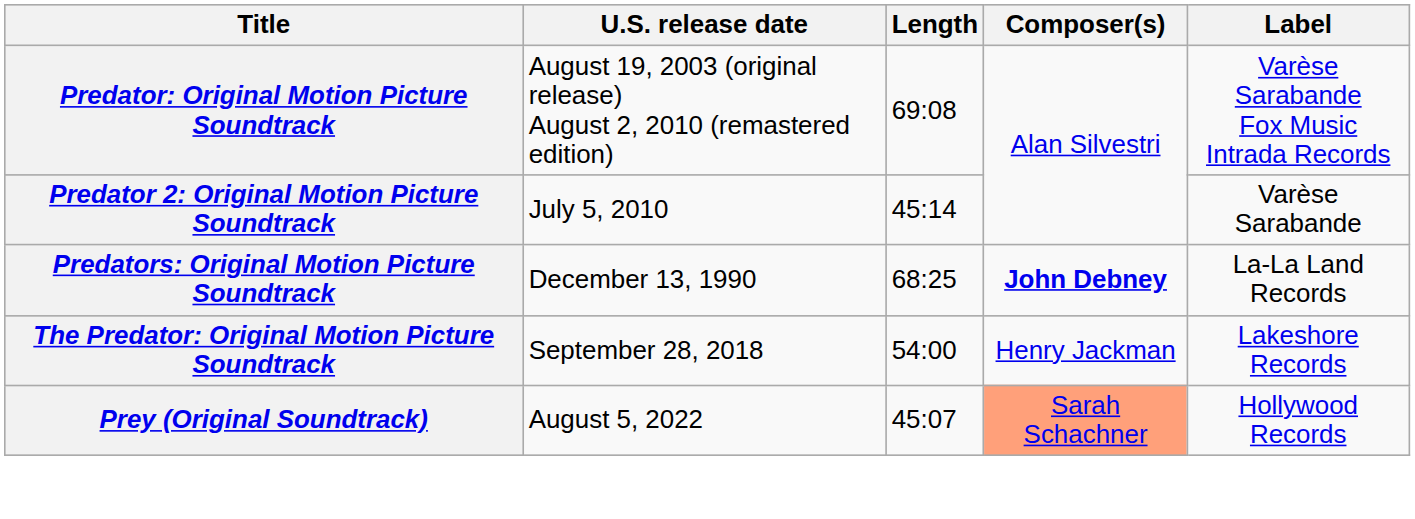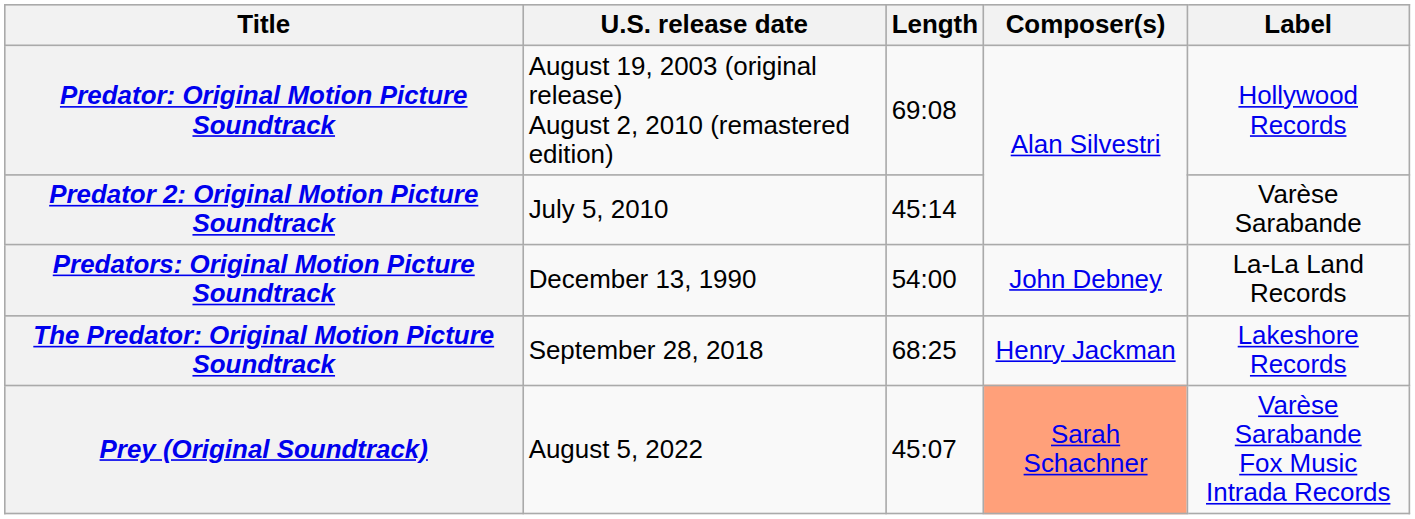(1298, 109) Varèse Sarabande Fox Music Intrada Records -> (1298, 109) Hollywood Records
(924, 279) 68:25 -> (924, 279) 54:00
(1086, 279) bold -> (1086, 279) normal
(924, 349) 54:00 -> (924, 349) 68:25
(1298, 420) Hollywood Records -> (1298, 449) Varèse Sarabande Fox Music Intrada Records
